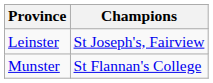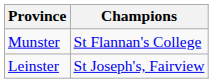rows swapped: (33, 41) <-> (34, 66)
